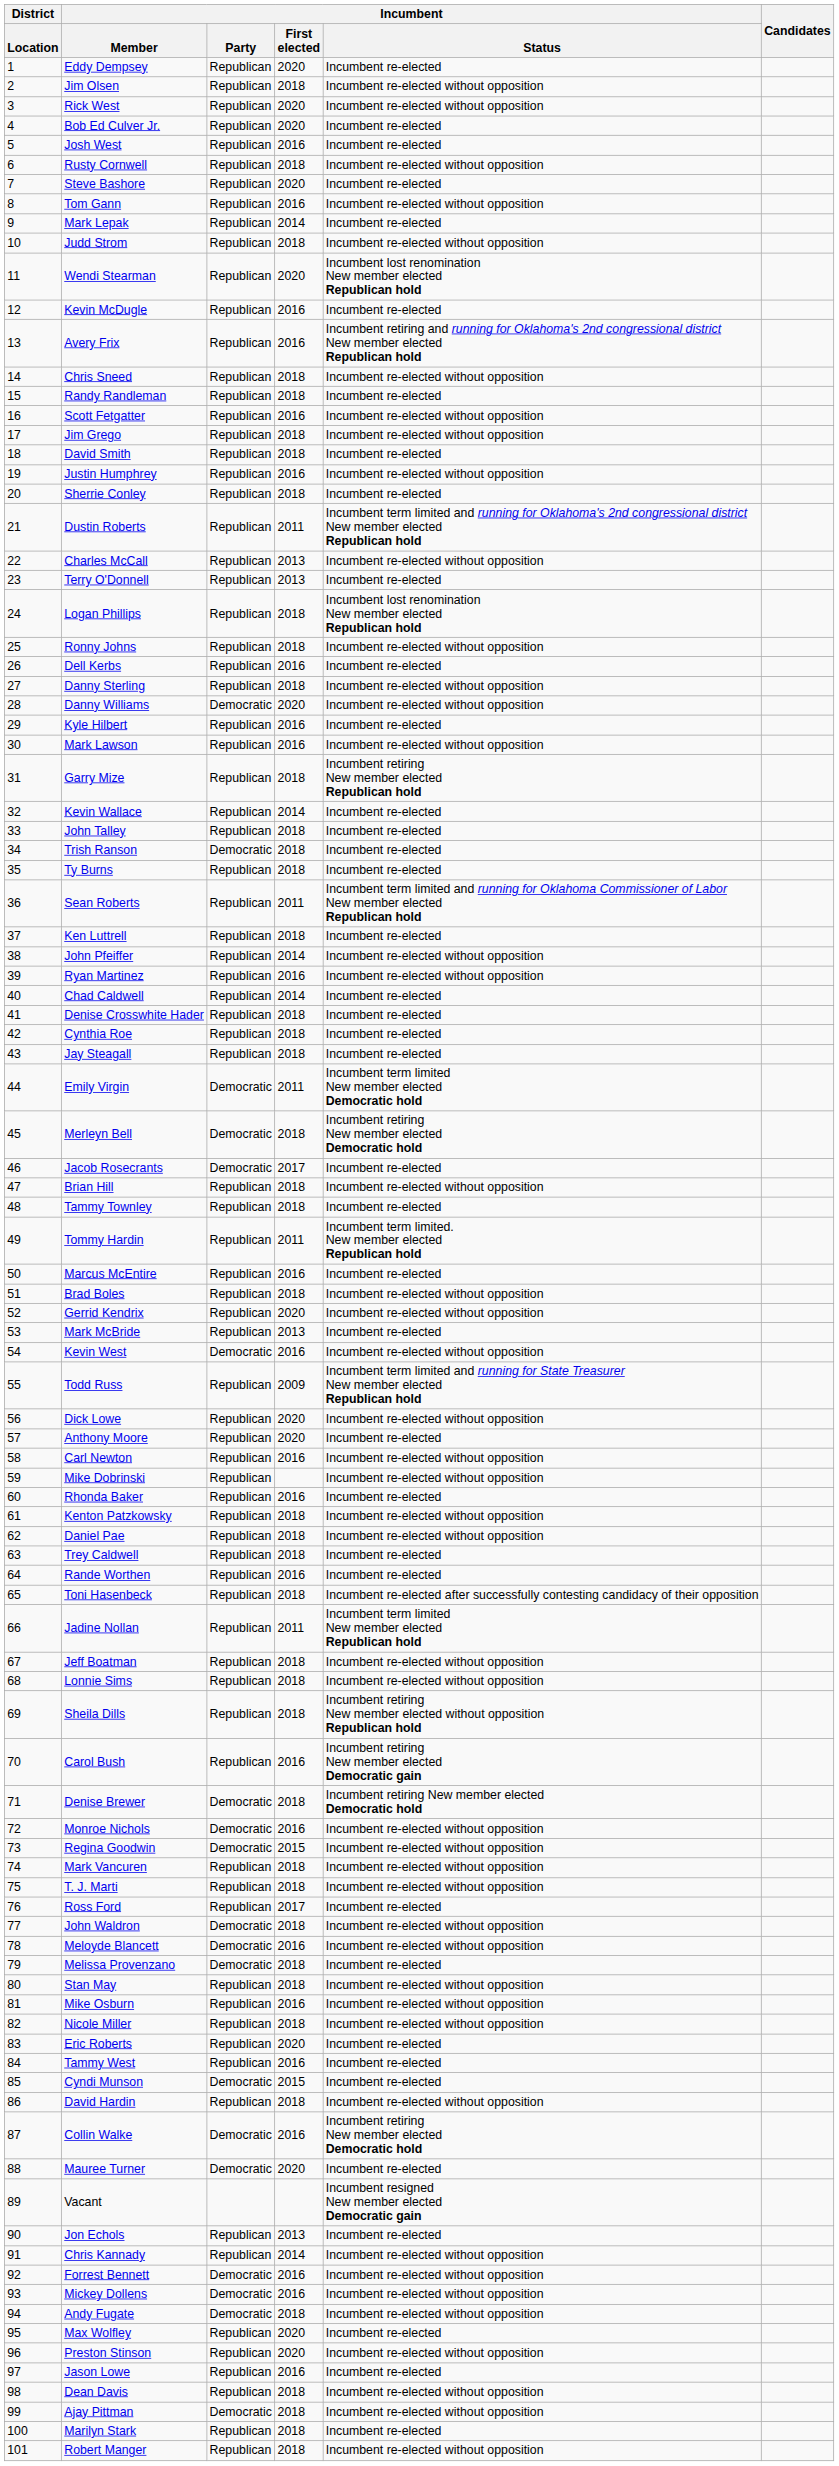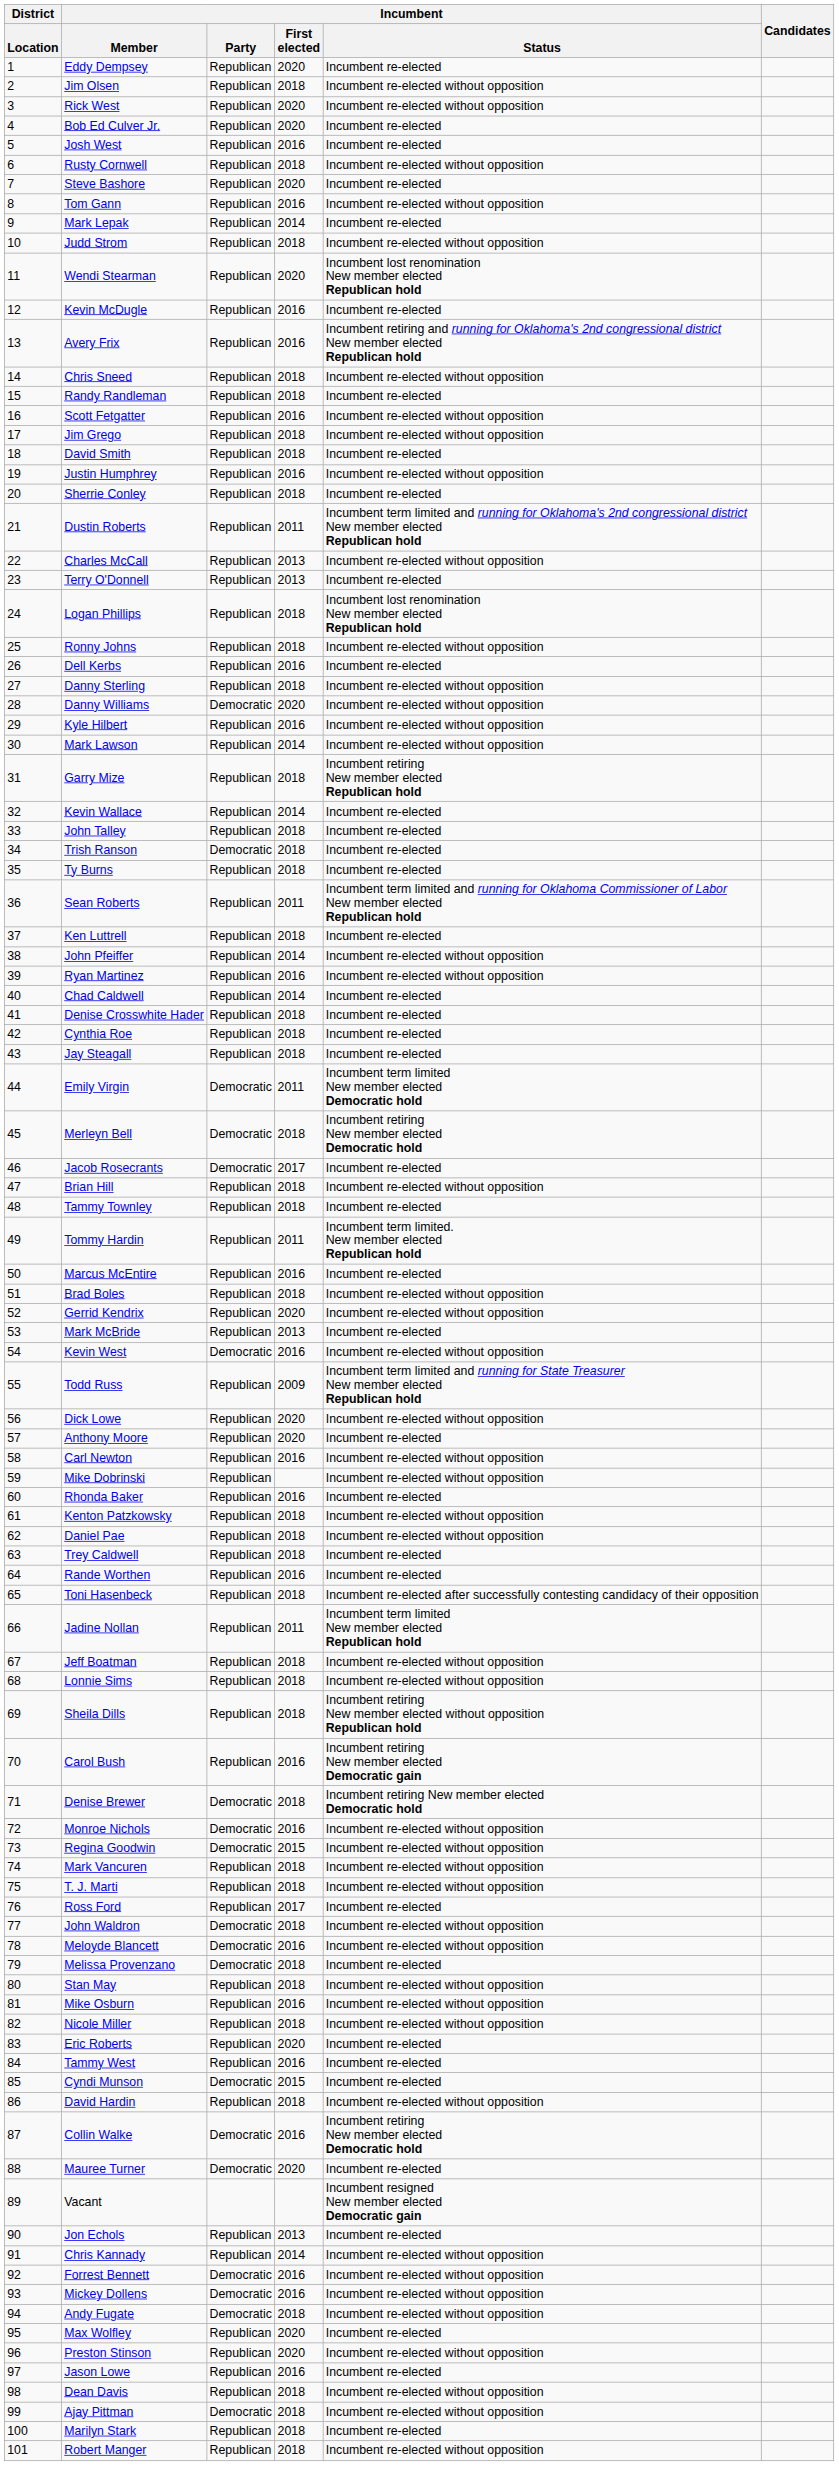(384, 725) Incumbent re-elected -> (435, 725) Incumbent re-elected without opposition
(291, 744) 2016 -> (291, 744) 2014
